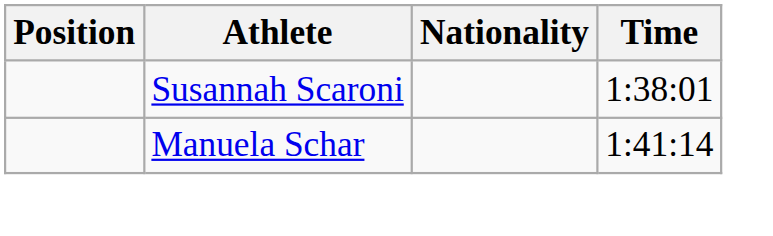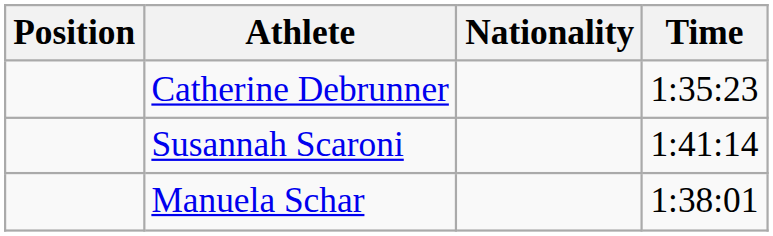+ row: (300, 88)
(659, 88) 1:38:01 -> (704, 144) 1:41:14
(659, 144) 1:41:14 -> (704, 200) 1:38:01
